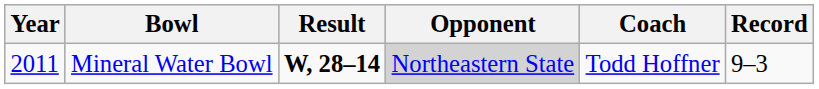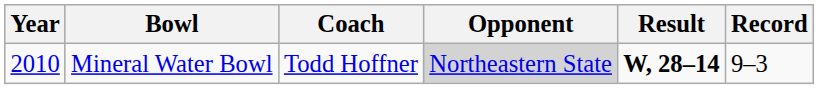columns swapped: (653, 24) <-> (332, 24)
(35, 63) 2011 -> (35, 63) 2010
